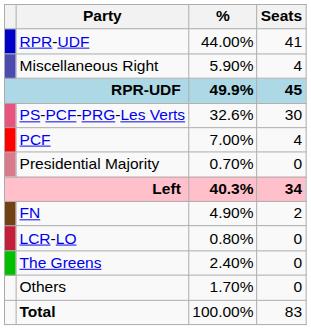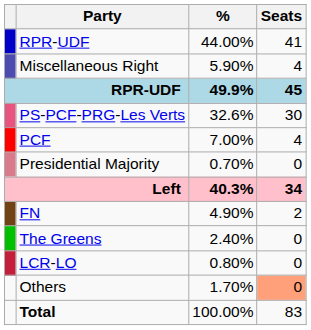rows swapped: (61, 262) <-> (48, 238)
(298, 287) no background -> (298, 287) lightsalmon background
